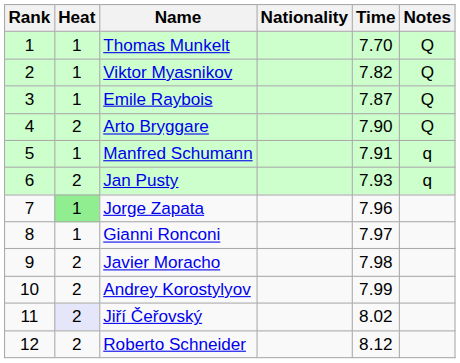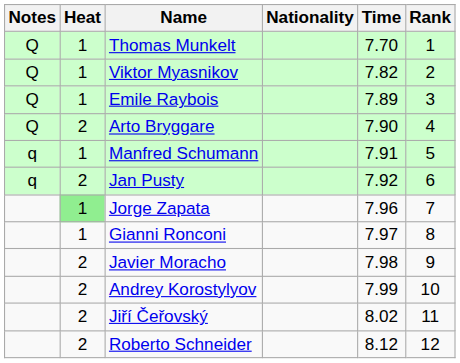columns swapped: (29, 18) <-> (427, 18)
(376, 99) 7.87 -> (381, 99) 7.89
(376, 180) 7.93 -> (381, 180) 7.92
(77, 316) lavender background -> (82, 316) no background
